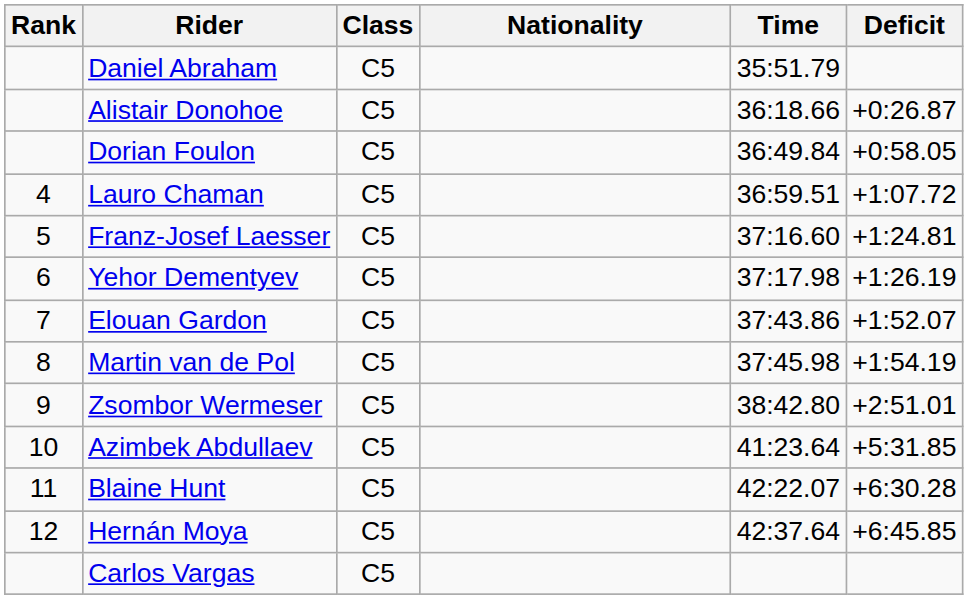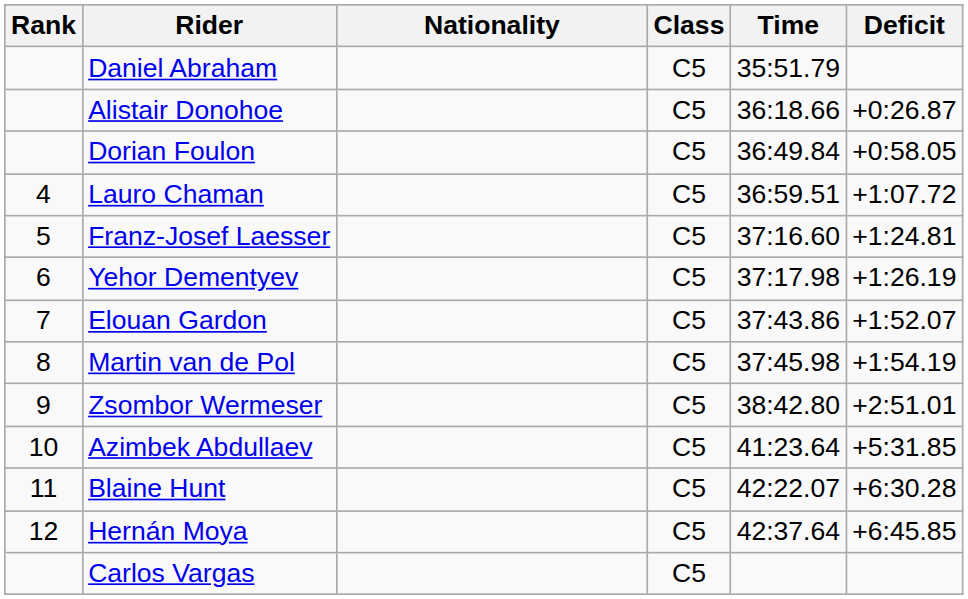columns swapped: (575, 25) <-> (378, 25)
